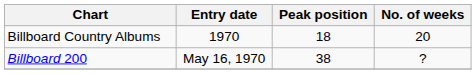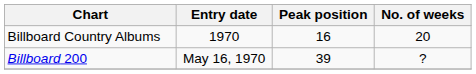(323, 36) 18 -> (323, 36) 16
(323, 58) 38 -> (323, 58) 39
